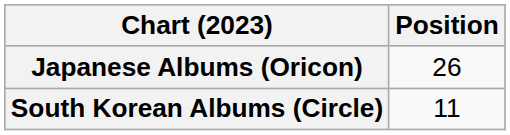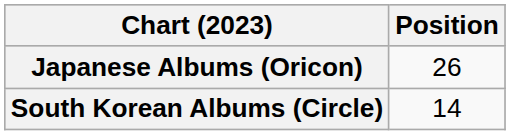(447, 108) 11 -> (447, 108) 14
